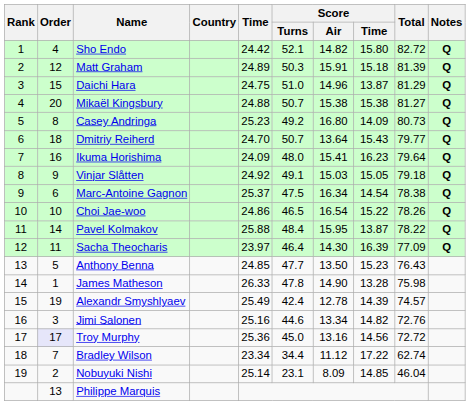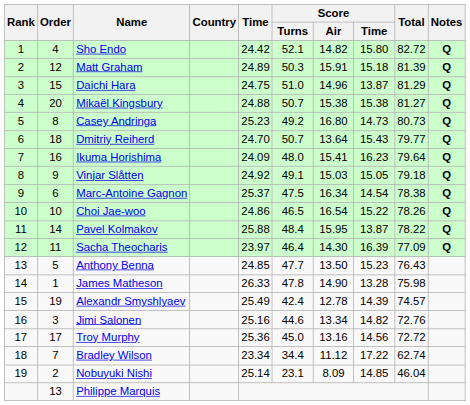(374, 121) 14.09 -> (374, 121) 14.73
(55, 337) lavender background -> (55, 337) no background
